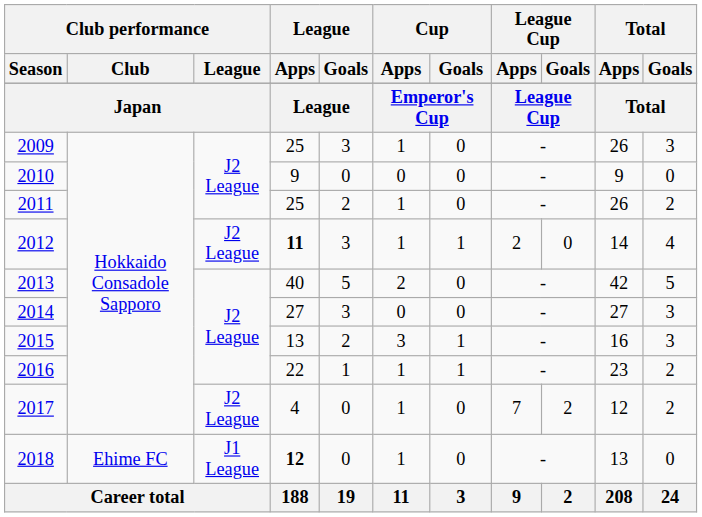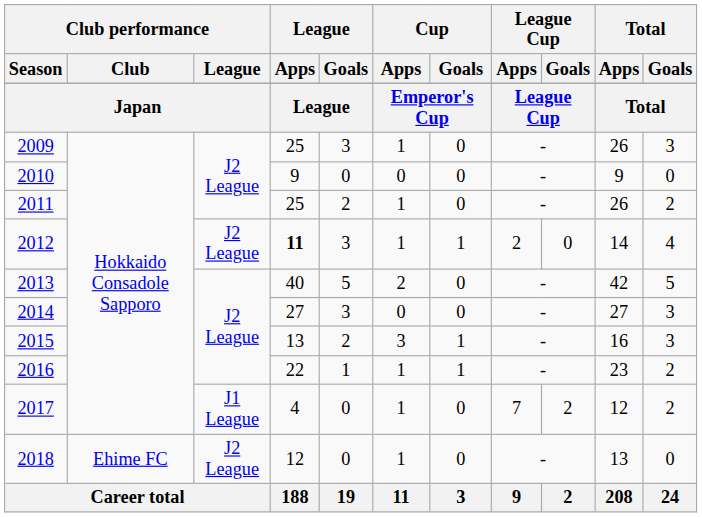(232, 408) J2 League -> (232, 408) J1 League
(232, 458) J1 League -> (232, 458) J2 League
(295, 458) bold -> (295, 458) normal
